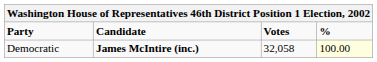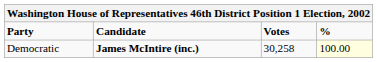(279, 48) 32,058 -> (279, 48) 30,258
